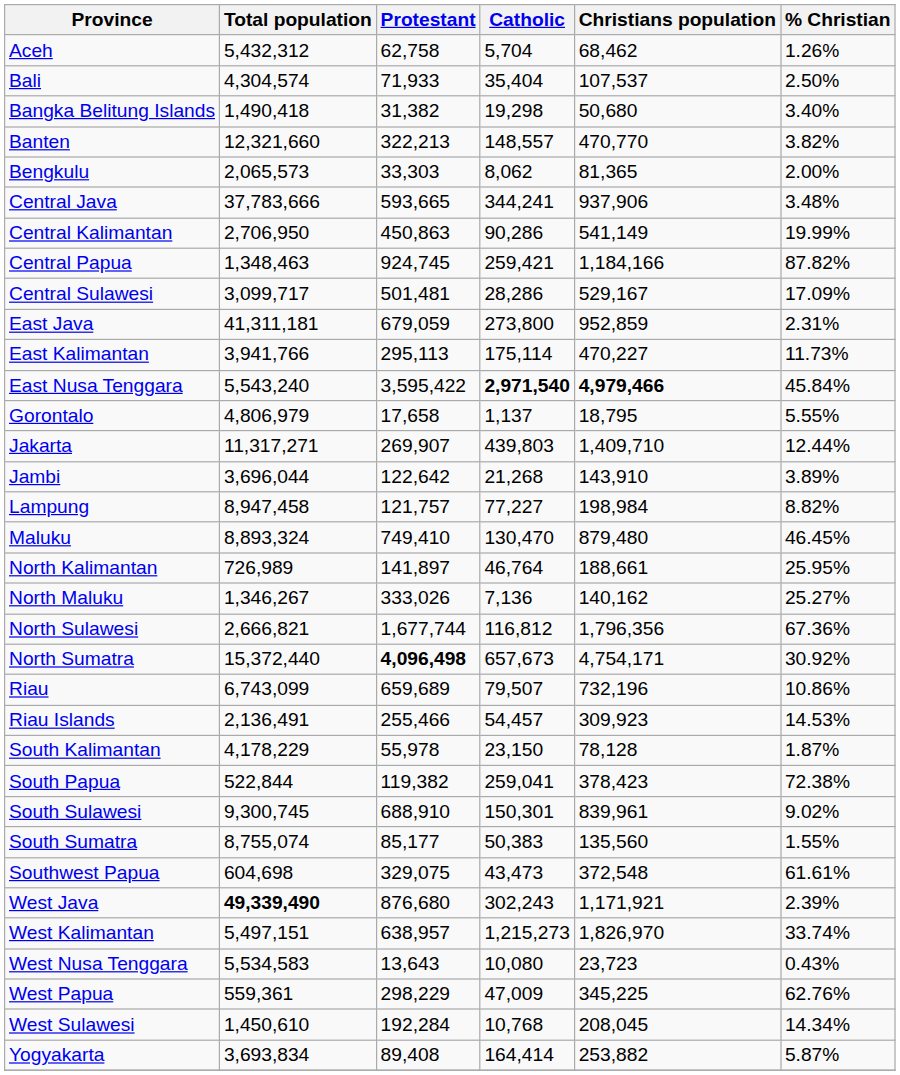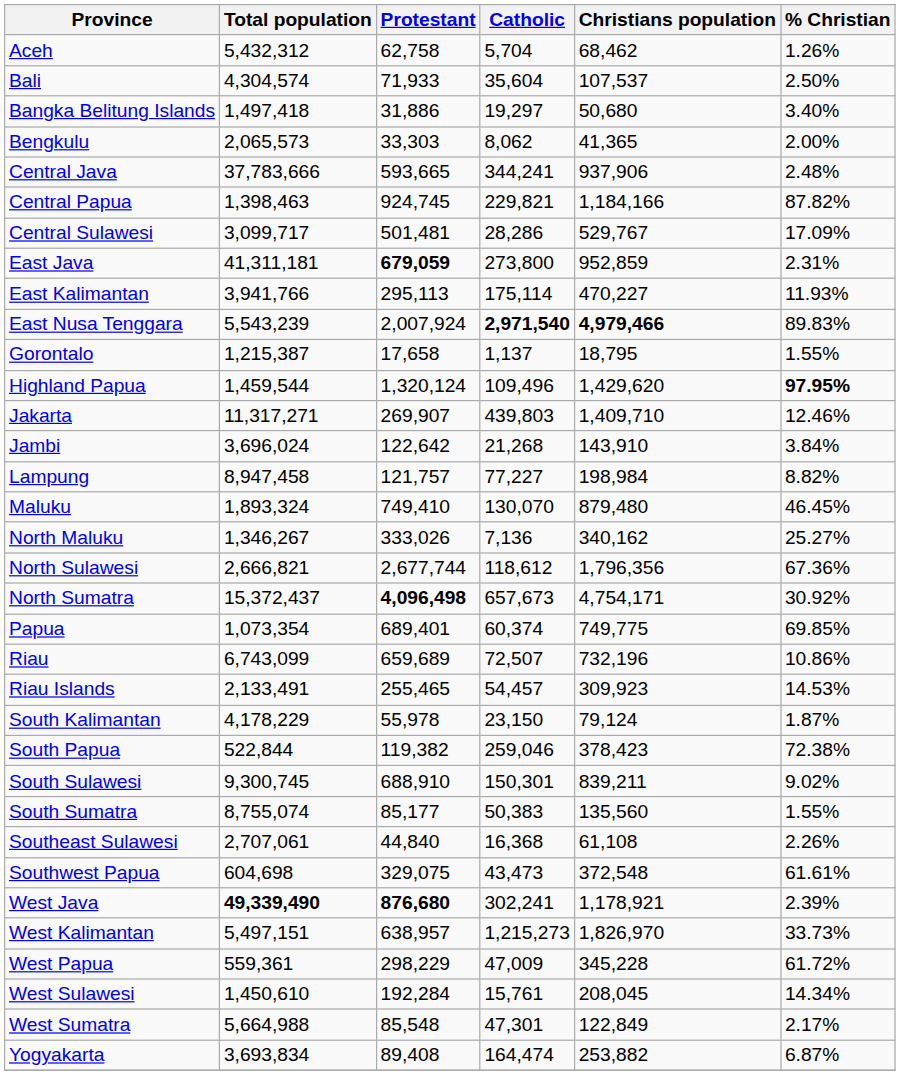(514, 80) 35,404 -> (514, 80) 35,604
(267, 111) 1,490,418 -> (267, 111) 1,497,418
(410, 111) 31,382 -> (410, 111) 31,886
(514, 111) 19,298 -> (514, 111) 19,297
- row: (39, 141)
(608, 171) 81,365 -> (608, 141) 41,365
(812, 202) 3.48% -> (812, 171) 2.48%
- row: (91, 232)
(267, 263) 1,348,463 -> (267, 202) 1,398,463
(519, 263) 259,421 -> (519, 202) 229,821
(613, 293) 529,167 -> (613, 232) 529,767
(415, 324) normal -> (415, 263) bold
(817, 354) 11.73% -> (817, 293) 11.93%
(267, 385) 5,543,240 -> (267, 324) 5,543,239
(423, 385) 3,595,422 -> (423, 324) 2,007,924
(817, 385) 45.84% -> (817, 324) 89.83%
(267, 415) 4,806,979 -> (267, 354) 1,215,387
(812, 415) 5.55% -> (812, 354) 1.55%
+ row: (77, 385)
(817, 446) 12.44% -> (817, 415) 12.46%
(267, 476) 3,696,044 -> (267, 446) 3,696,024
(812, 476) 3.89% -> (812, 446) 3.84%
(267, 537) 8,893,324 -> (267, 506) 1,893,324
(519, 537) 130,470 -> (519, 506) 130,070
- row: (83, 567)
(613, 598) 140,162 -> (613, 537) 340,162
(423, 628) 1,677,744 -> (423, 567) 2,677,744
(518, 628) 116,812 -> (518, 567) 118,612
(272, 659) 15,372,440 -> (272, 598) 15,372,437
+ row: (37, 628)
(514, 689) 79,507 -> (514, 659) 72,507
(267, 720) 2,136,491 -> (267, 689) 2,133,491
(415, 720) 255,466 -> (415, 689) 255,465
(608, 750) 78,128 -> (608, 720) 79,124
(519, 780) 259,041 -> (519, 750) 259,046
(613, 811) 839,961 -> (613, 780) 839,211
+ row: (93, 841)
(415, 902) normal -> (415, 902) bold
(519, 902) 302,243 -> (519, 902) 302,241
(621, 902) 1,171,921 -> (621, 902) 1,178,921
(817, 933) 33.74% -> (817, 933) 33.73%
- row: (98, 963)
(613, 994) 345,225 -> (613, 963) 345,228
(817, 994) 62.76% -> (817, 963) 61.72%
(514, 1024) 10,768 -> (514, 994) 15,761
+ row: (70, 1024)
(519, 1055) 164,414 -> (519, 1055) 164,474
(812, 1055) 5.87% -> (812, 1055) 6.87%
